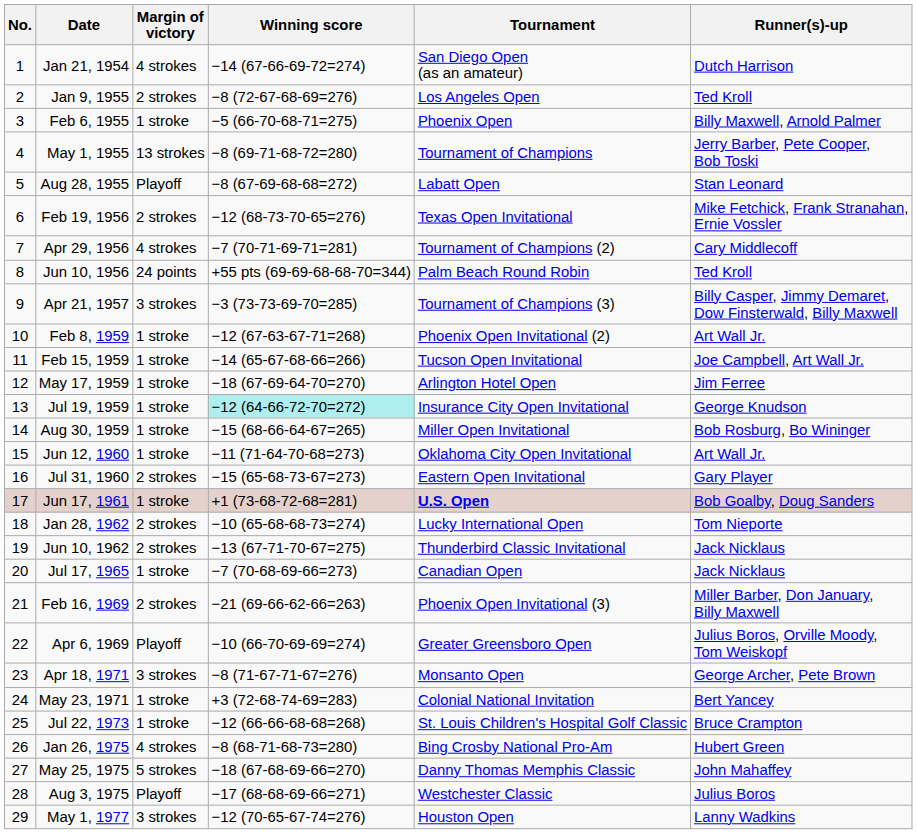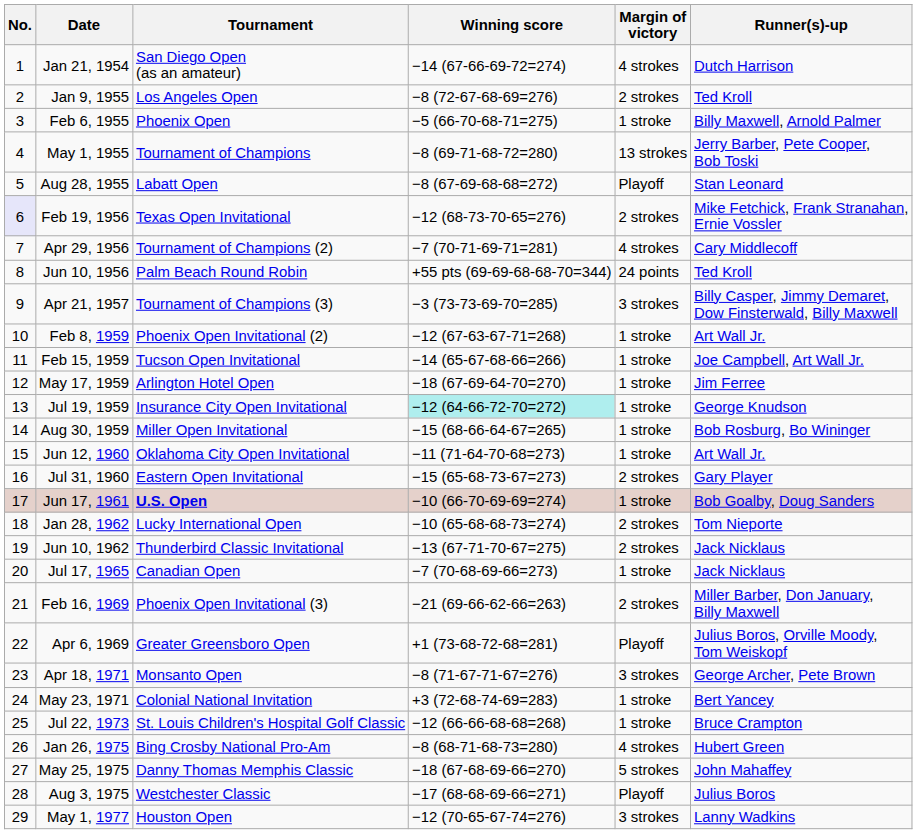columns swapped: (552, 25) <-> (170, 25)
(20, 216) no background -> (20, 216) lavender background
(284, 501) +1 (73-68-72-68=281) -> (489, 501) −10 (66-70-69-69=274)
(289, 644) −10 (66-70-69-69=274) -> (485, 644) +1 (73-68-72-68=281)
